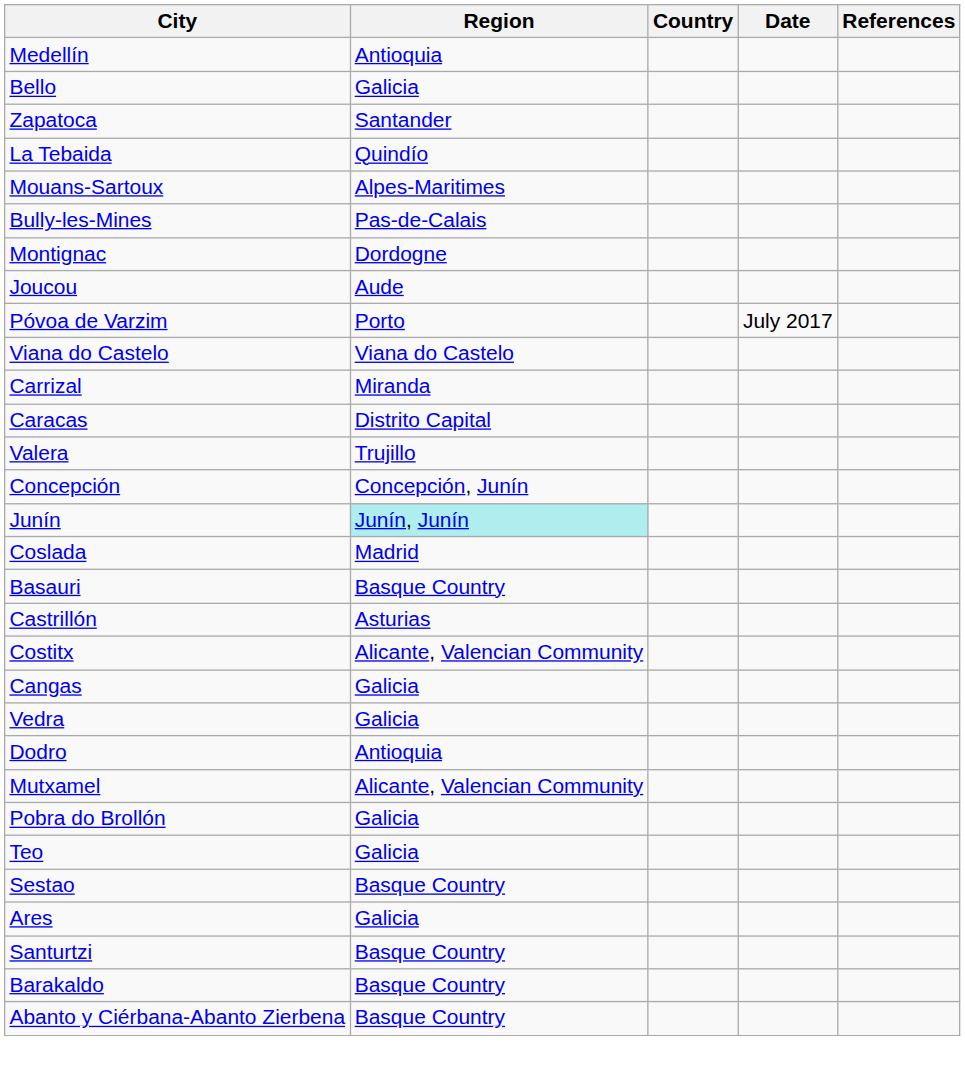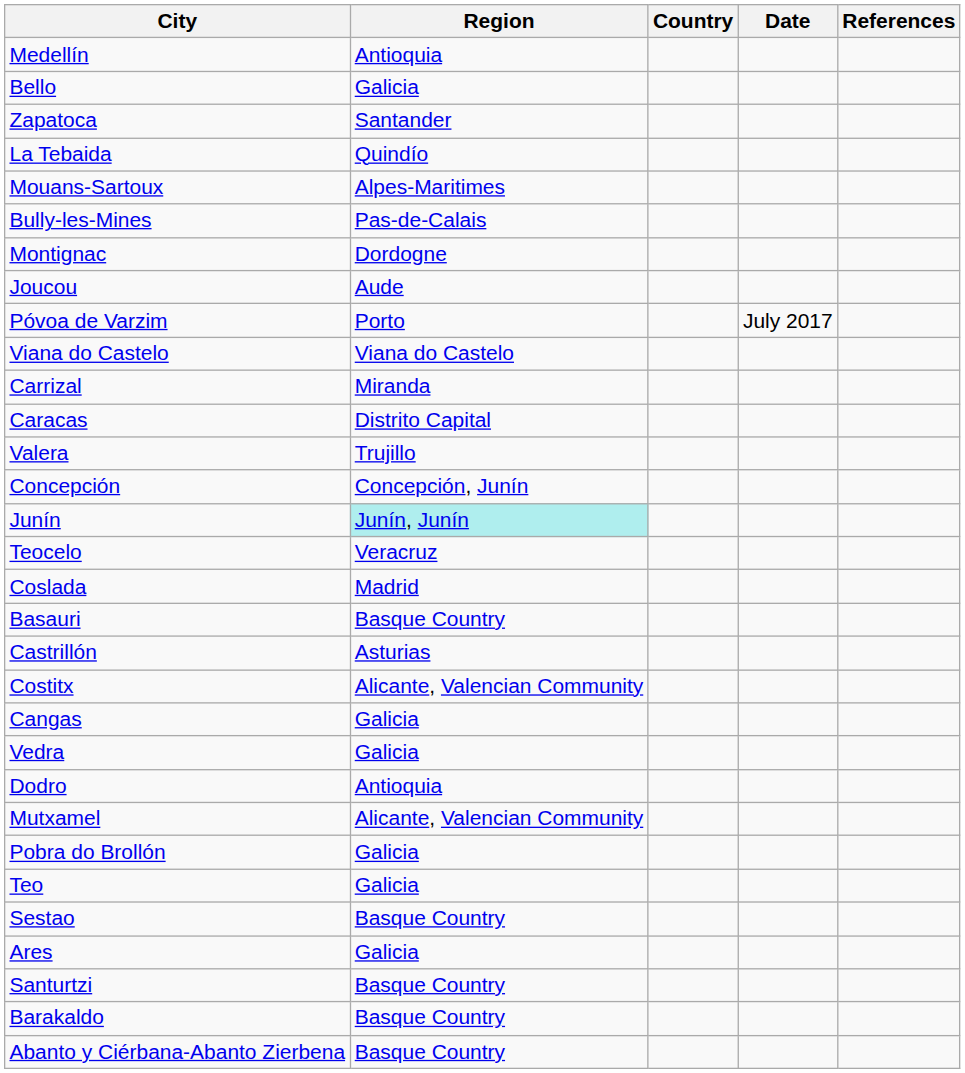+ row: (46, 552)
